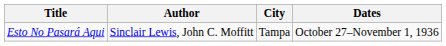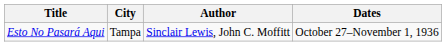columns swapped: (182, 13) <-> (274, 13)
